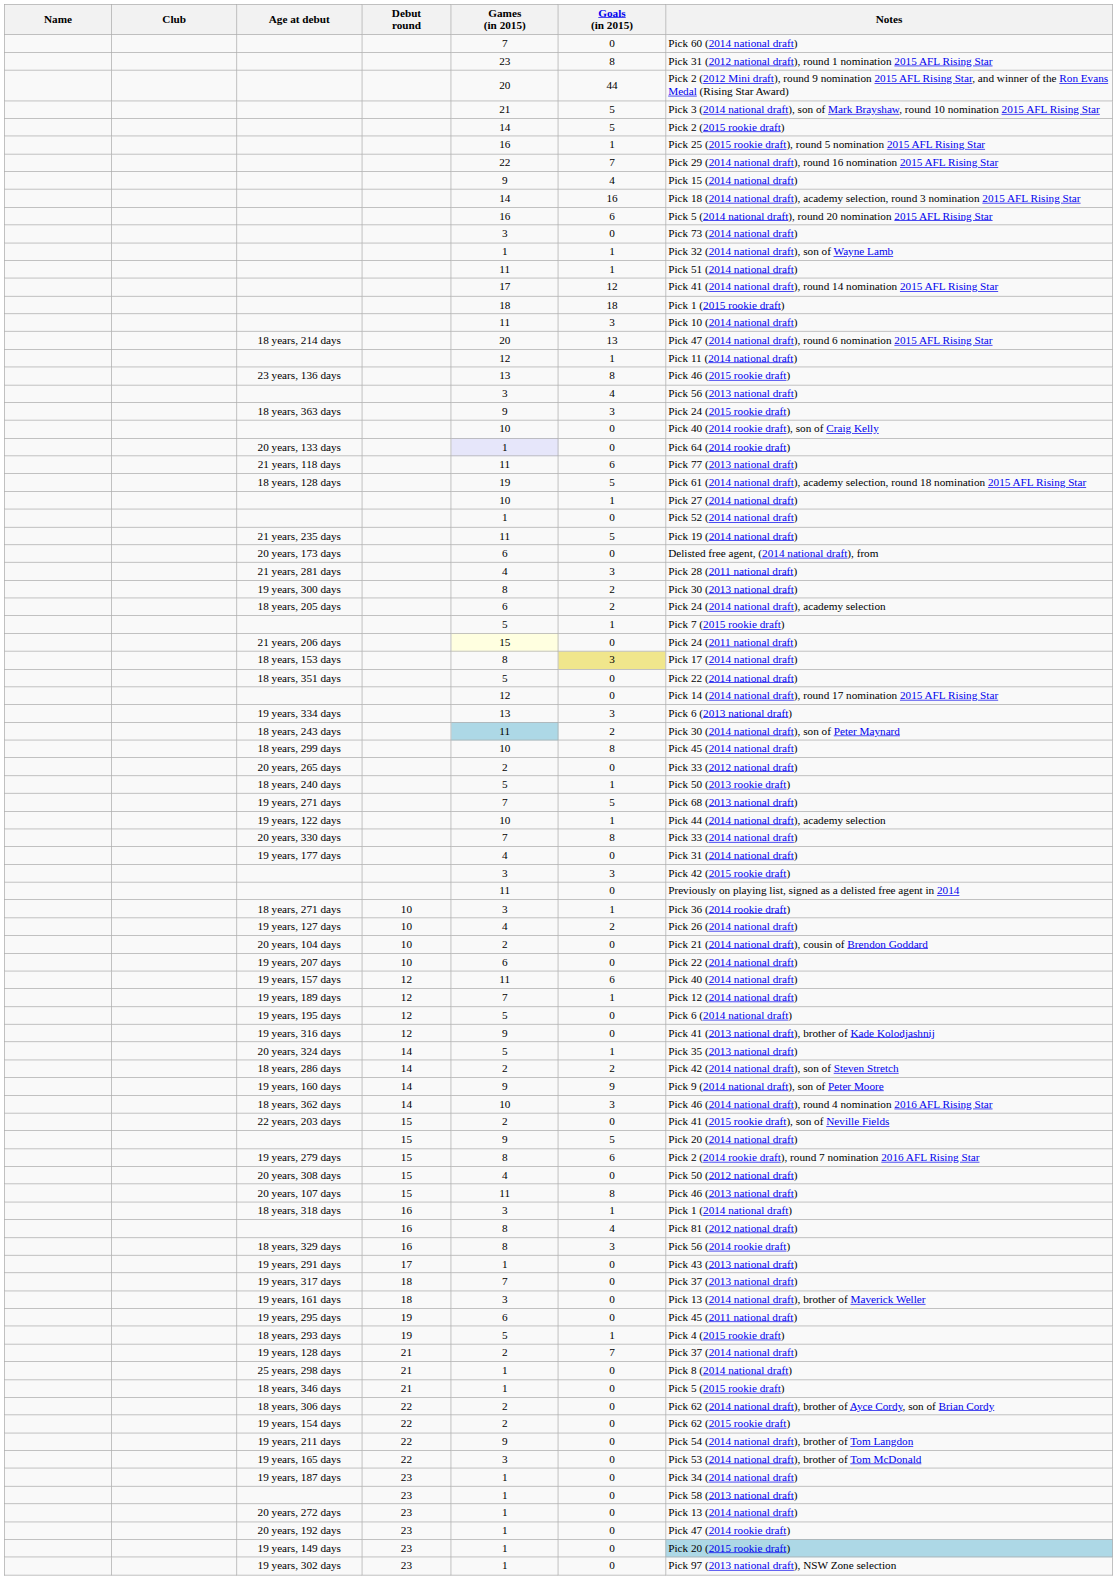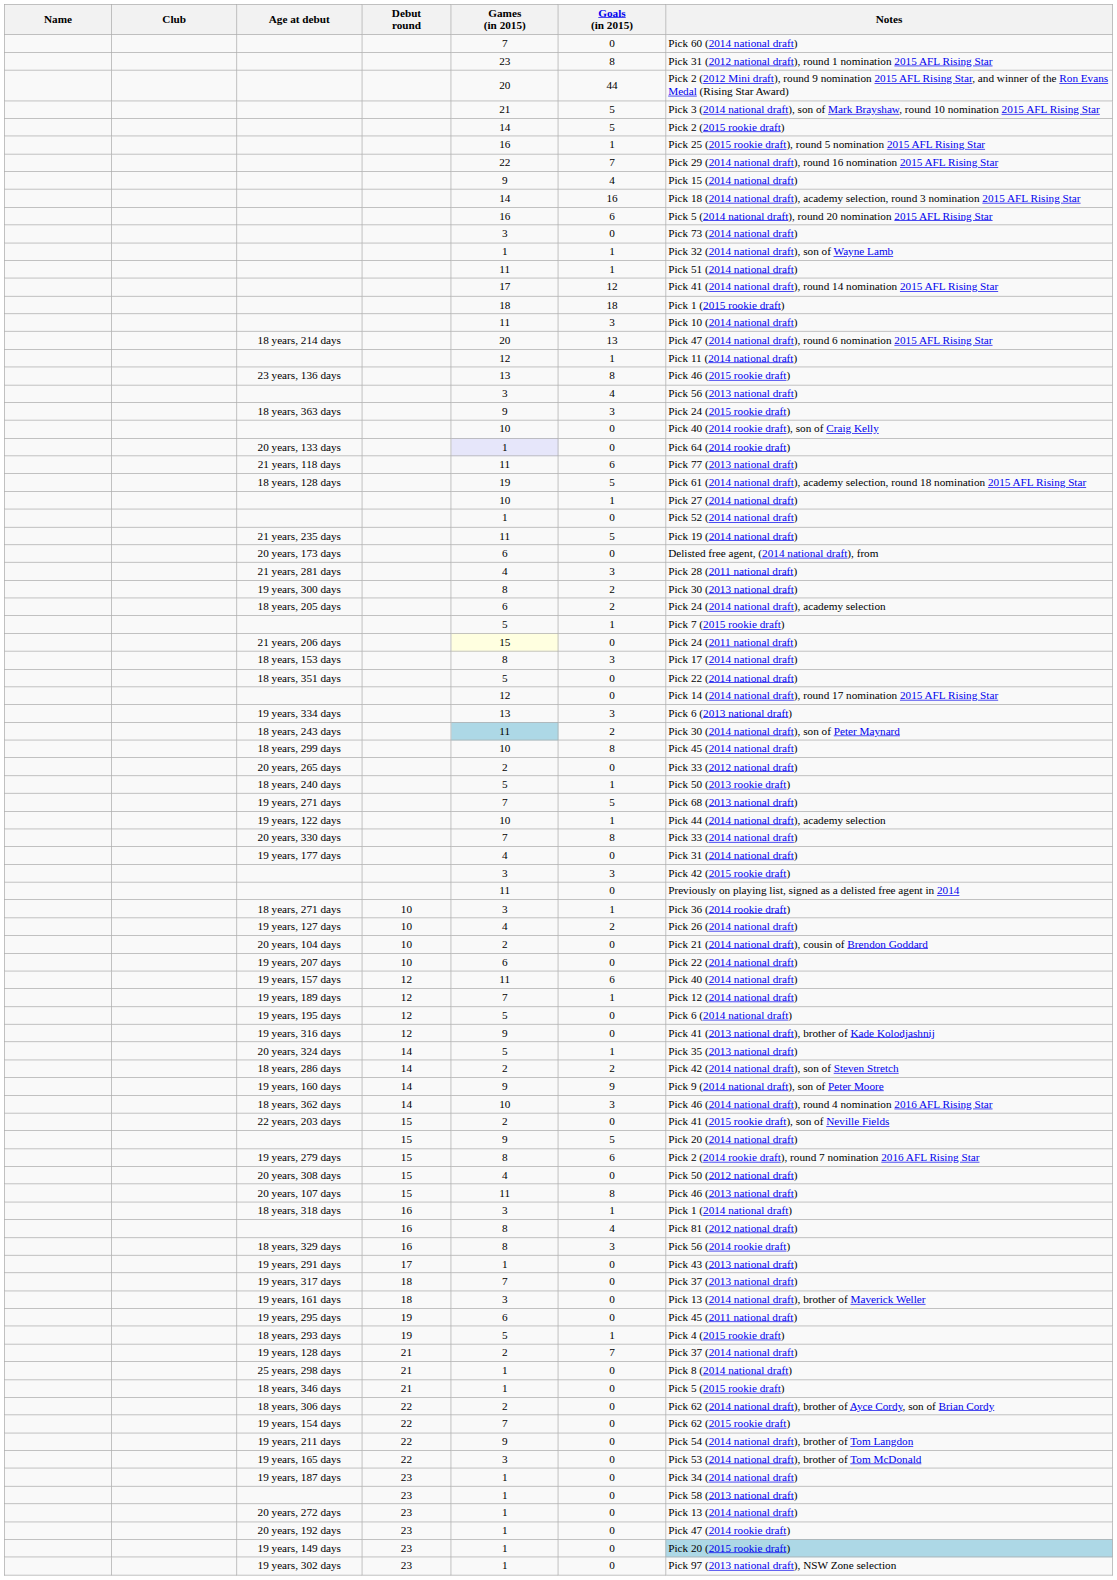(612, 660) khaki background -> (612, 660) no background
(505, 1424) 2 -> (505, 1424) 7
